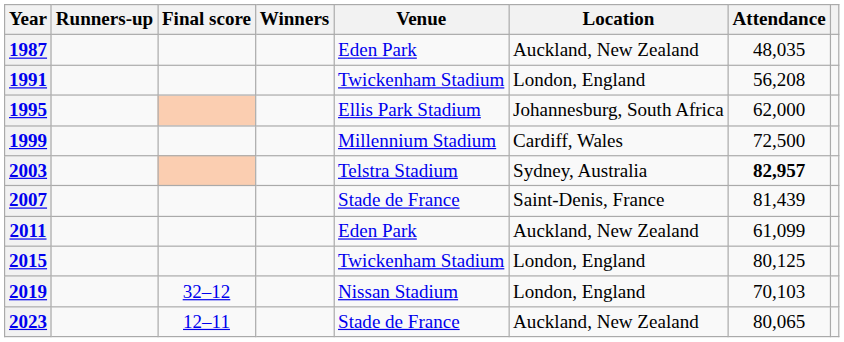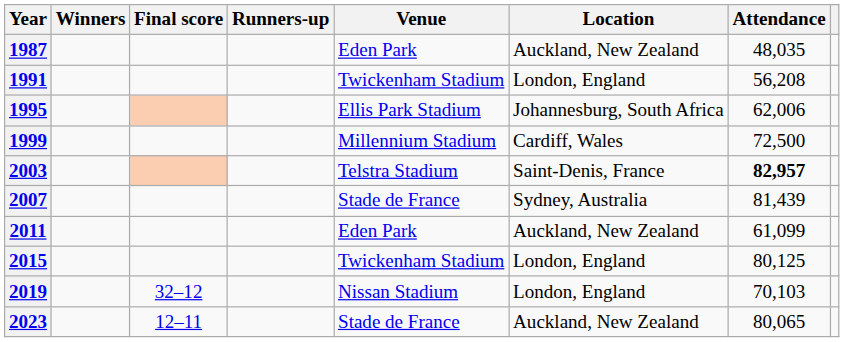columns swapped: (295, 19) <-> (105, 19)
(779, 110) 62,000 -> (779, 110) 62,006
(580, 170) Sydney, Australia -> (589, 170) Saint-Denis, France
(589, 200) Saint-Denis, France -> (580, 200) Sydney, Australia
